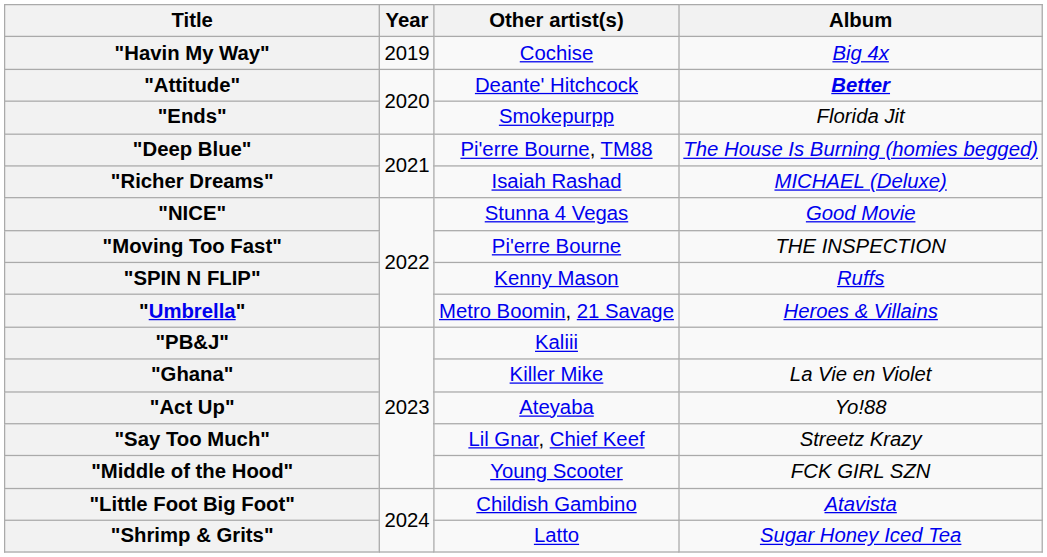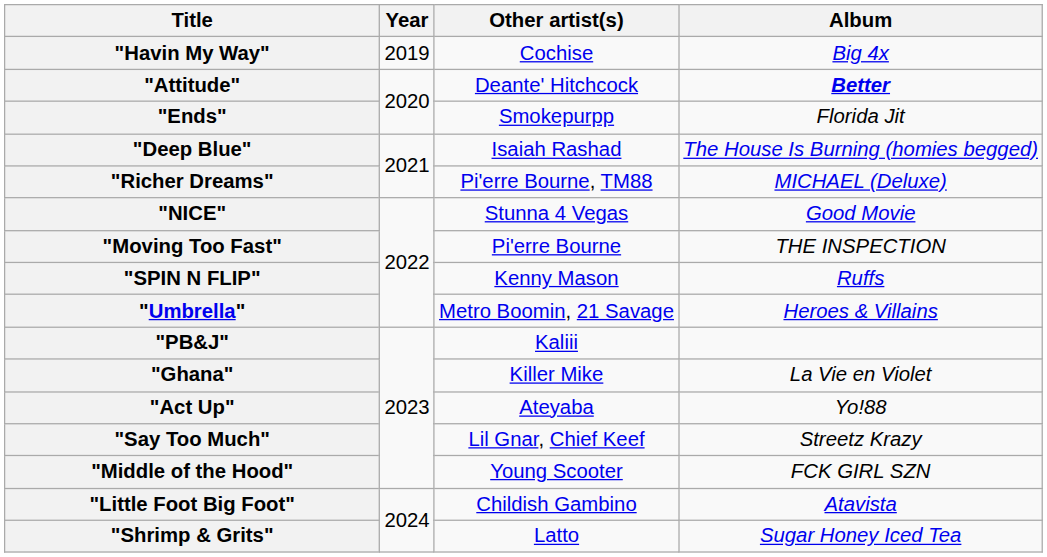(556, 149) Pi'erre Bourne, TM88 -> (556, 149) Isaiah Rashad
(556, 181) Isaiah Rashad -> (556, 181) Pi'erre Bourne, TM88
